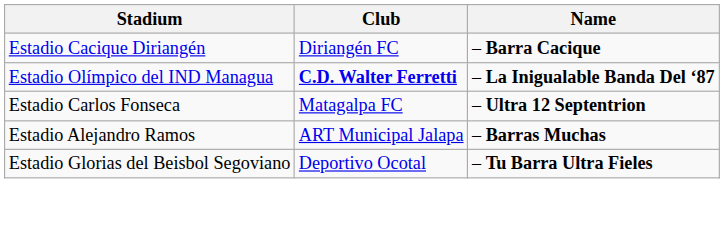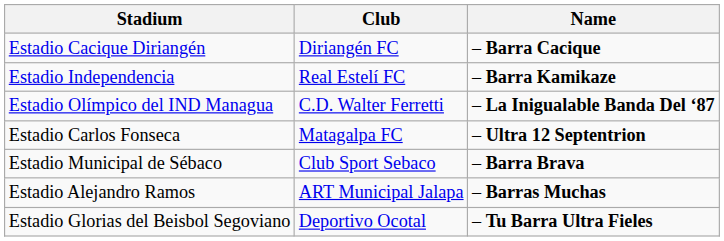+ row: (92, 76)
(378, 76) bold -> (371, 105) normal
+ row: (115, 163)
